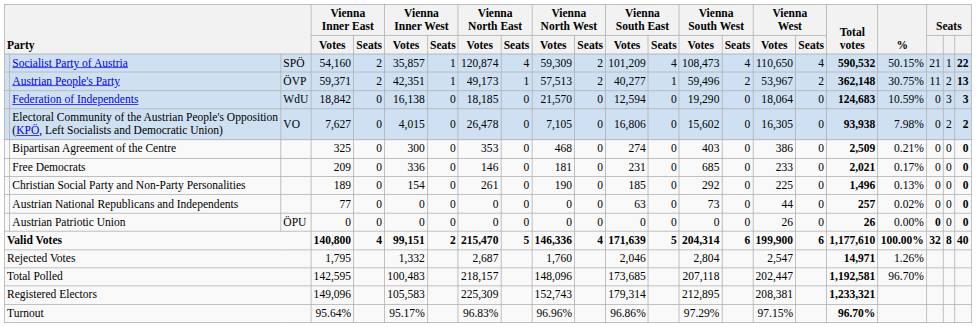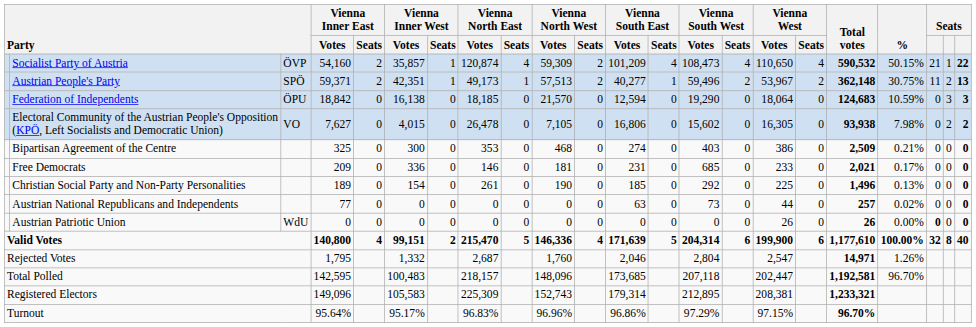(294, 63) SPÖ -> (295, 63) ÖVP
(295, 81) ÖVP -> (294, 81) SPÖ
(296, 99) WdU -> (295, 99) ÖPU
(295, 222) ÖPU -> (296, 222) WdU
